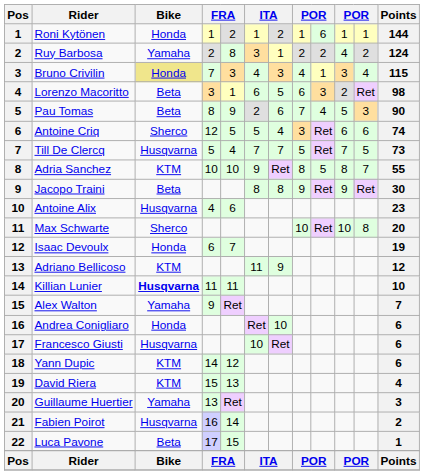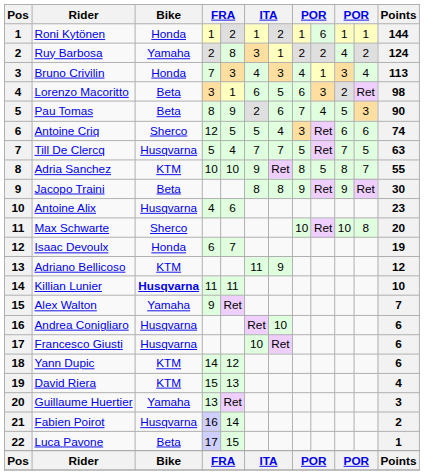(169, 72) khaki background -> (169, 72) no background
(398, 72) 115 -> (398, 72) 113
(398, 150) 73 -> (398, 150) 63
(169, 324) Honda -> (169, 324) Husqvarna
